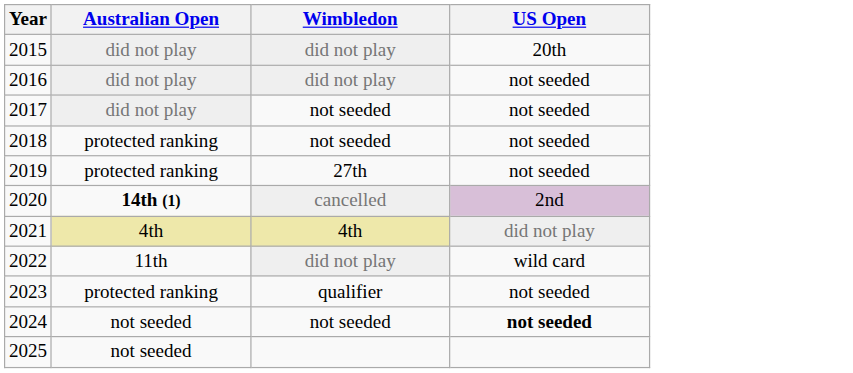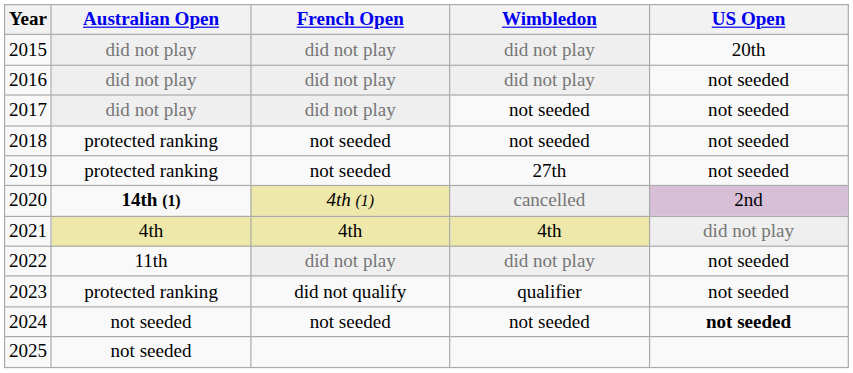+ column: (350, 19)
(549, 261) wild card -> (749, 261) not seeded
